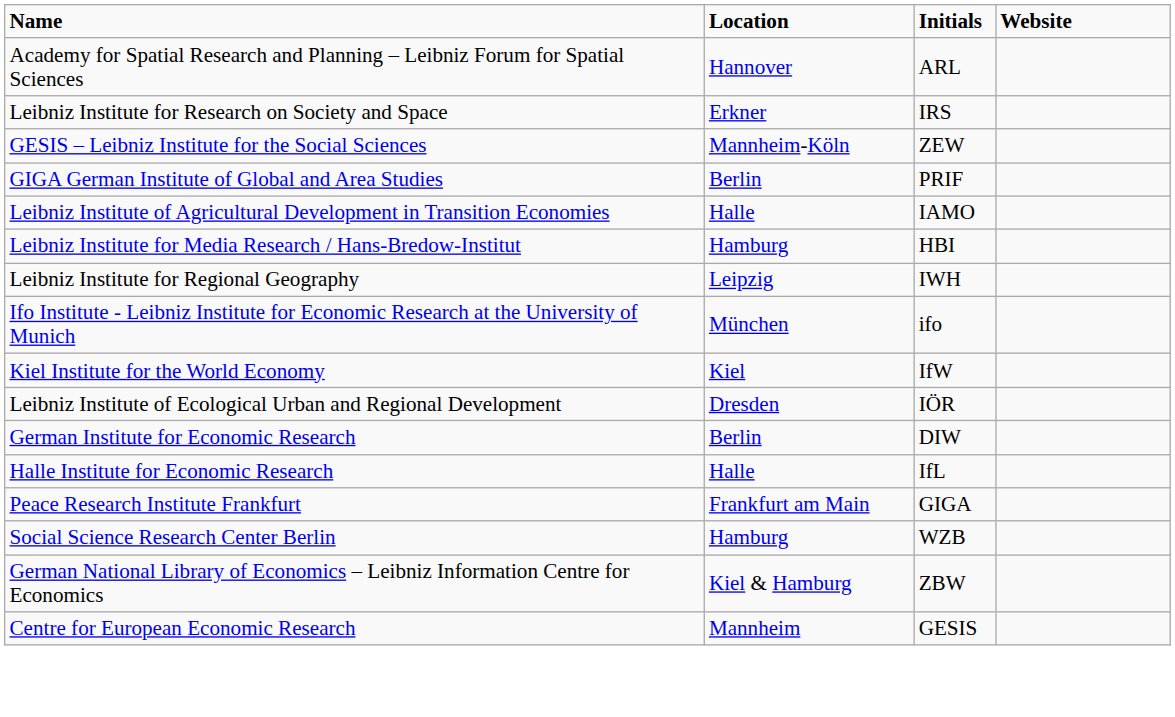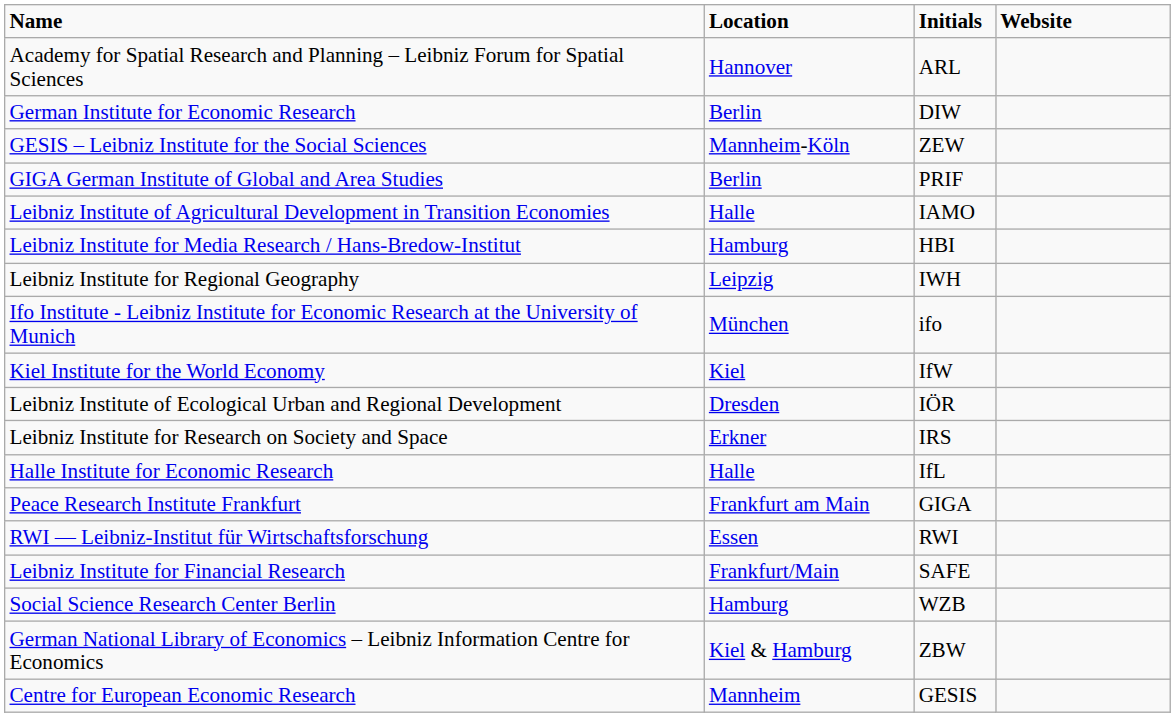rows swapped: (183, 437) <-> (229, 111)
+ row: (219, 537)
+ row: (177, 571)
